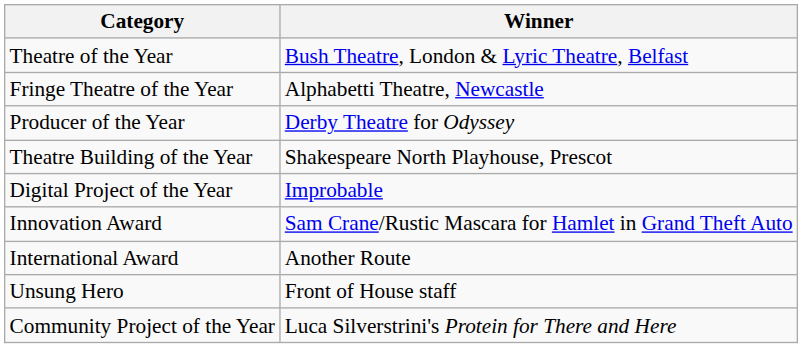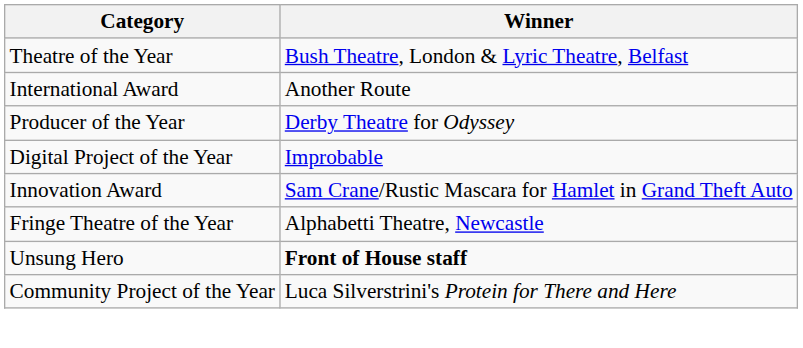rows swapped: (121, 88) <-> (94, 257)
- row: (131, 156)
(371, 291) normal -> (376, 257) bold
